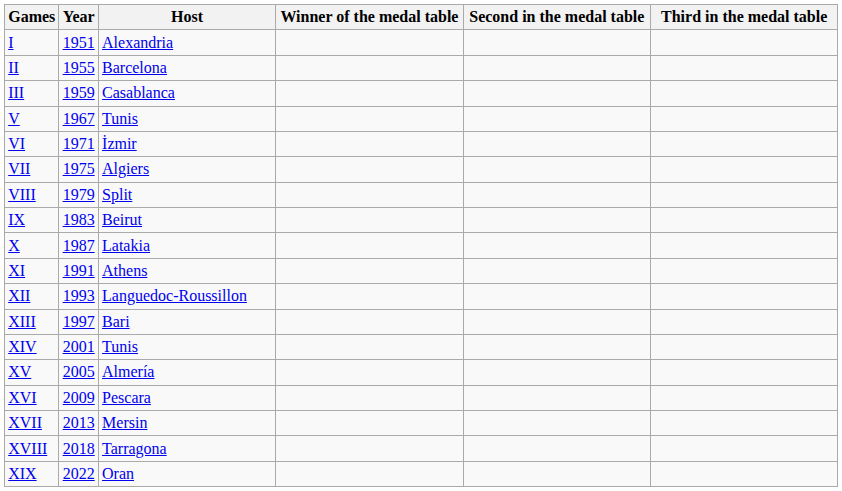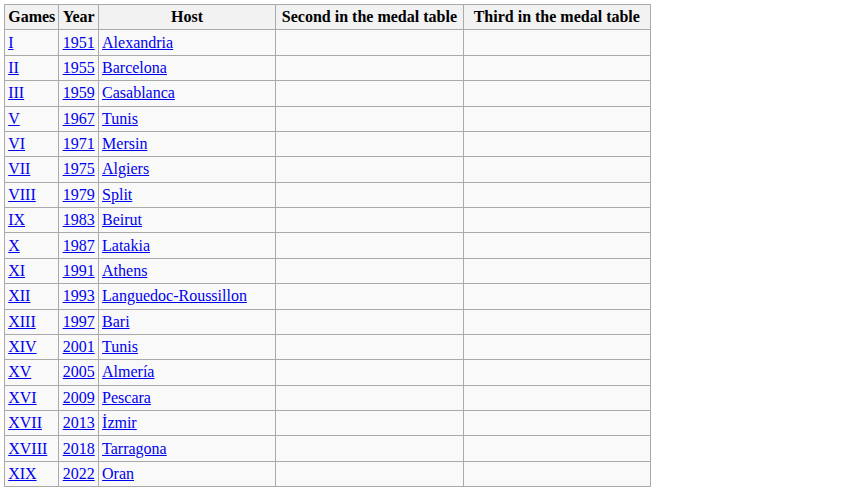- column: (369, 17)
(119, 144) İzmir -> (125, 144) Mersin
(125, 423) Mersin -> (119, 423) İzmir
